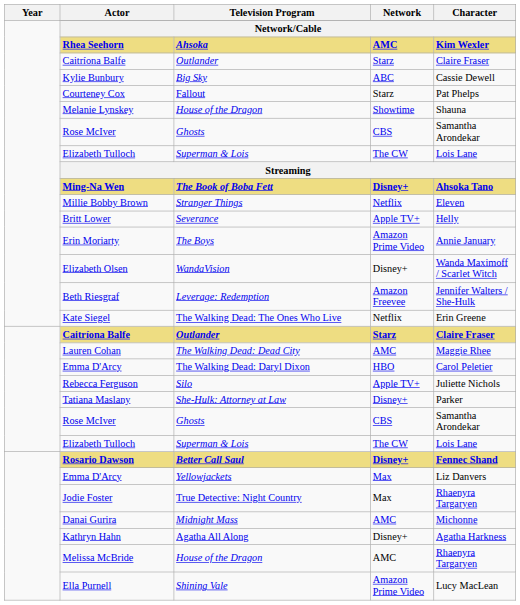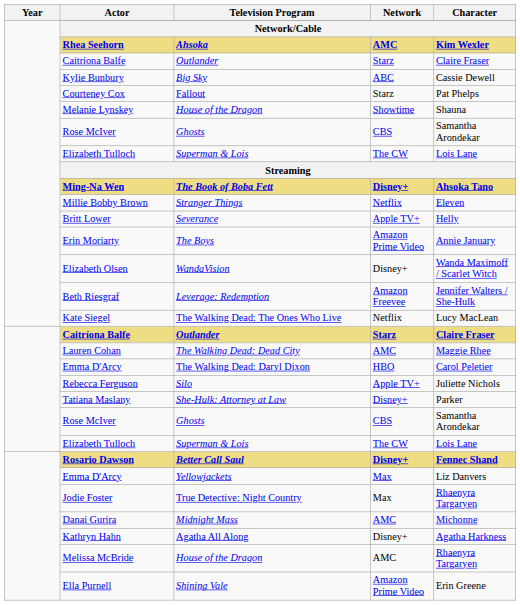(461, 318) Erin Greene -> (467, 318) Lucy MacLean
(467, 586) Lucy MacLean -> (461, 586) Erin Greene
